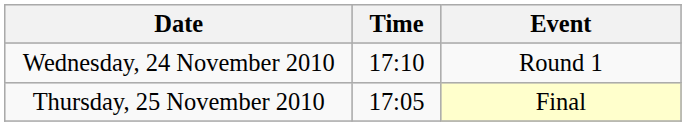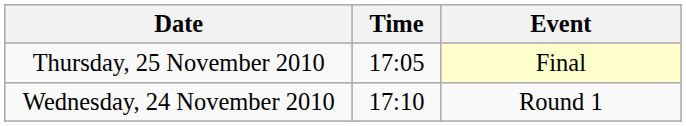rows swapped: (179, 62) <-> (179, 101)
